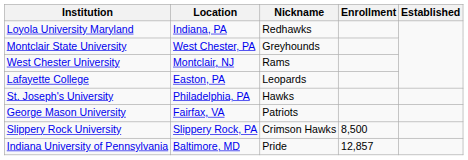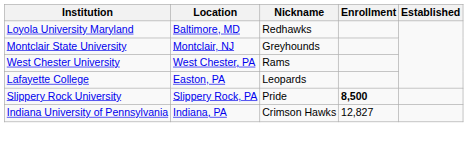(200, 29) Indiana, PA -> (207, 29) Baltimore, MD
(214, 46) West Chester, PA -> (204, 46) Montclair, NJ
(204, 63) Montclair, NJ -> (214, 63) West Chester, PA
- row: (60, 96)
- row: (66, 113)
(299, 130) Crimson Hawks -> (275, 96) Pride
(354, 130) normal -> (354, 96) bold
(207, 146) Baltimore, MD -> (200, 113) Indiana, PA
(275, 146) Pride -> (299, 113) Crimson Hawks
(357, 146) 12,857 -> (357, 113) 12,827
